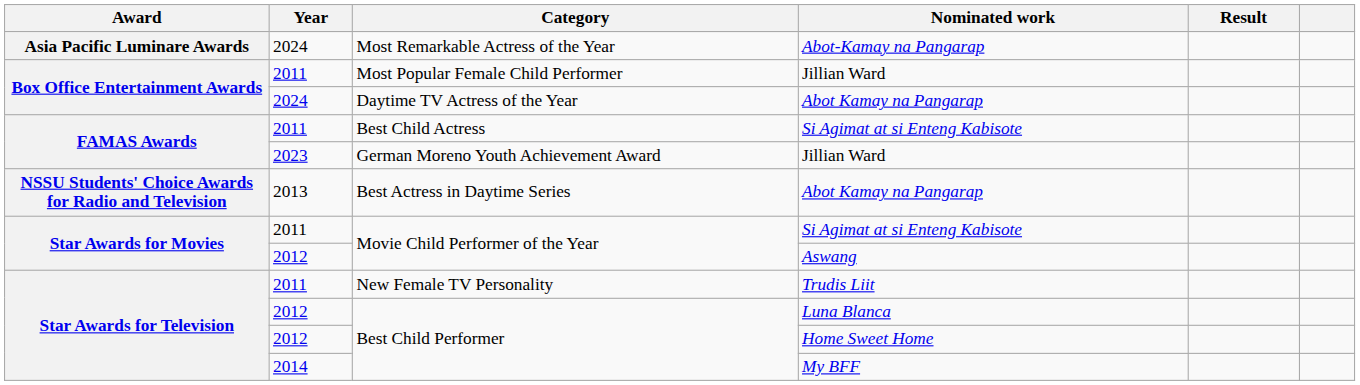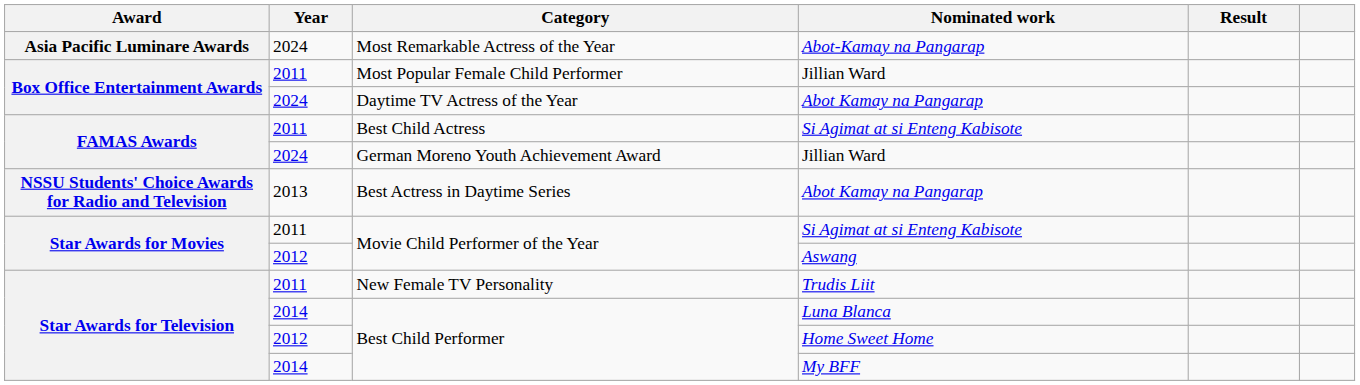(290, 155) 2023 -> (290, 155) 2024
(290, 311) 2012 -> (290, 311) 2014
